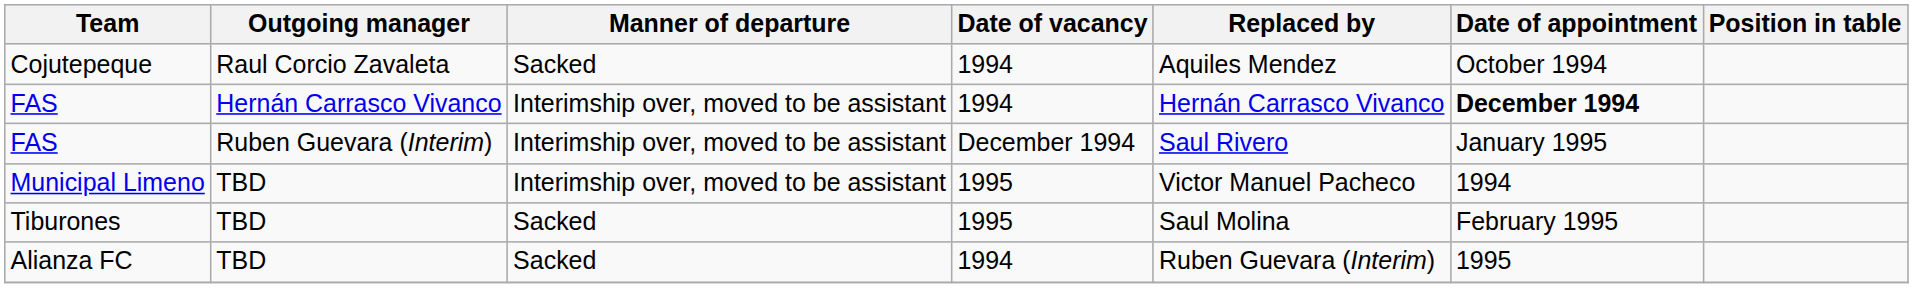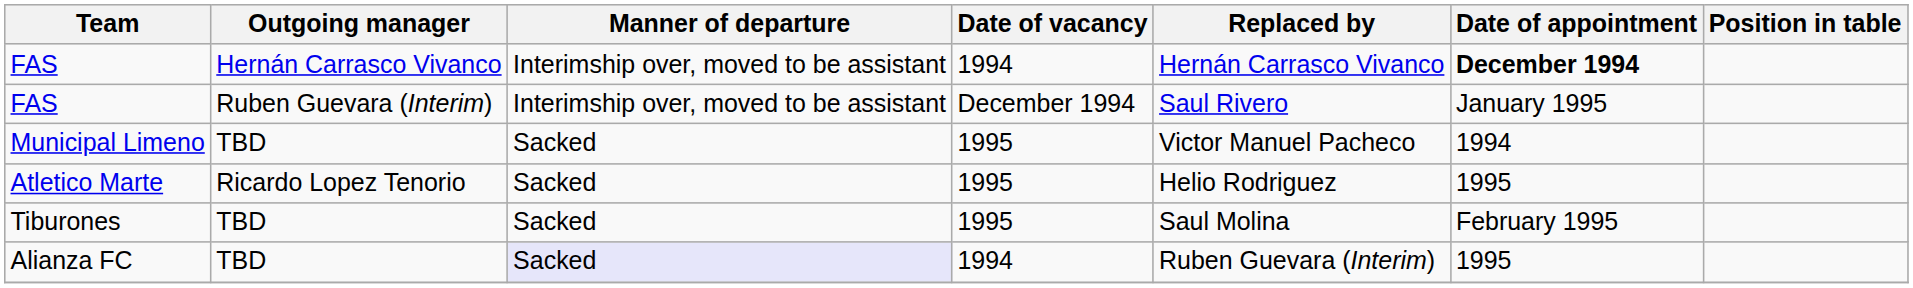- row: (81, 63)
(730, 182) Interimship over, moved to be assistant -> (555, 143) Sacked
+ row: (87, 182)
(555, 261) no background -> (555, 261) lavender background
